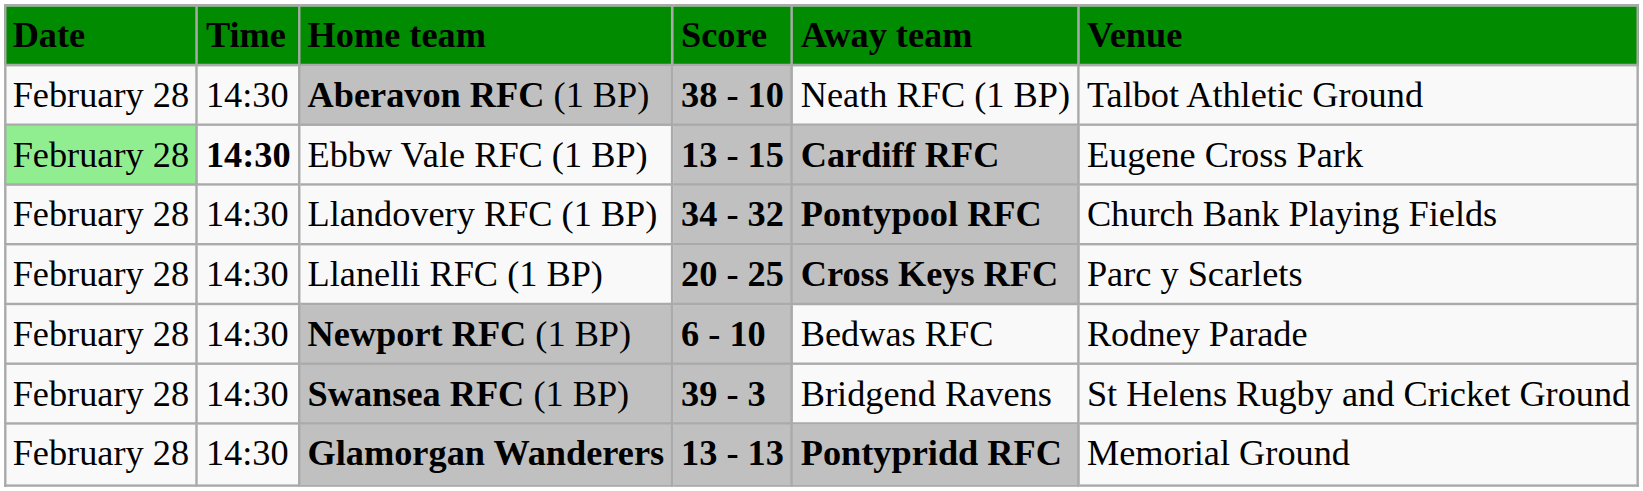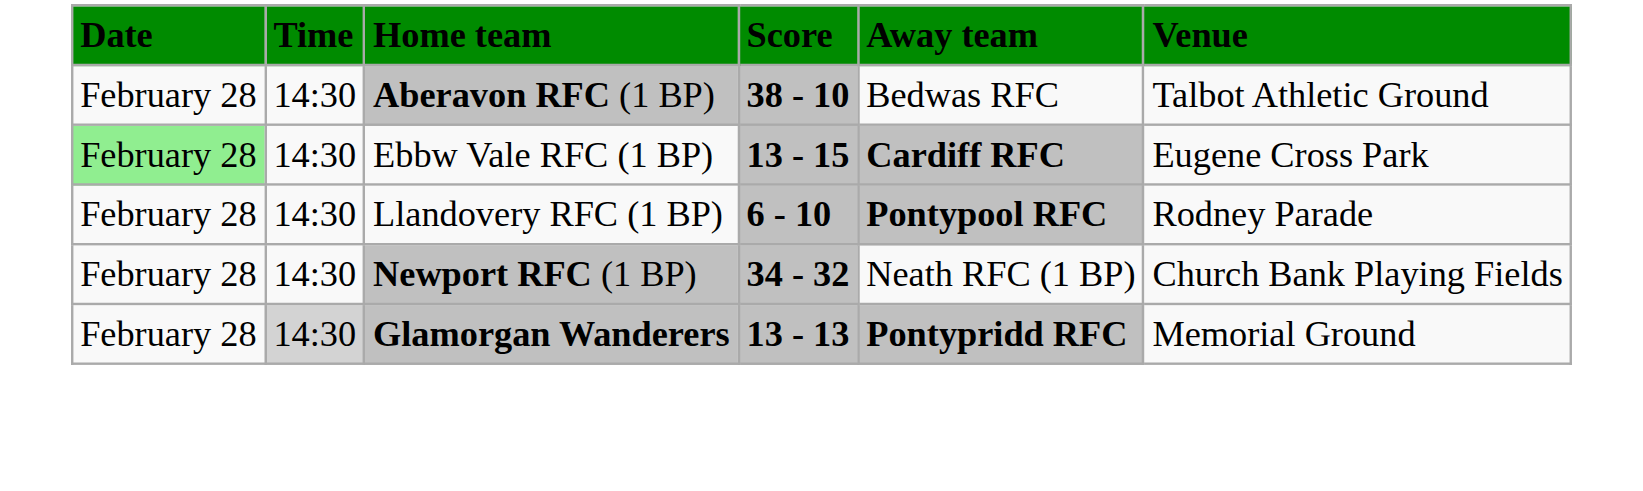(935, 94) Neath RFC (1 BP) -> (963, 94) Bedwas RFC
(248, 154) bold -> (315, 154) normal
(732, 214) 34 - 32 -> (789, 214) 6 - 10
(1292, 214) Church Bank Playing Fields -> (1263, 214) Rodney Parade
- row: (455, 274)
(723, 333) 6 - 10 -> (798, 274) 34 - 32
(897, 333) Bedwas RFC -> (1001, 274) Neath RFC (1 BP)
(1197, 333) Rodney Parade -> (1358, 274) Church Bank Playing Fields
- row: (468, 393)
(247, 453) no background -> (315, 333) lightgrey background
